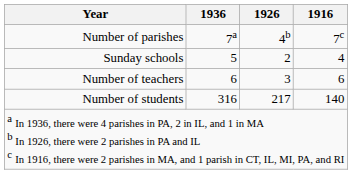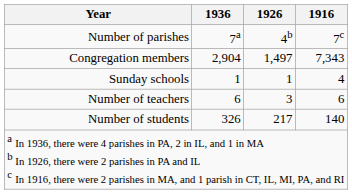+ row: (129, 58)
(234, 58) 5 -> (238, 79) 1
(287, 58) 2 -> (289, 79) 1
(227, 99) 316 -> (231, 119) 326
